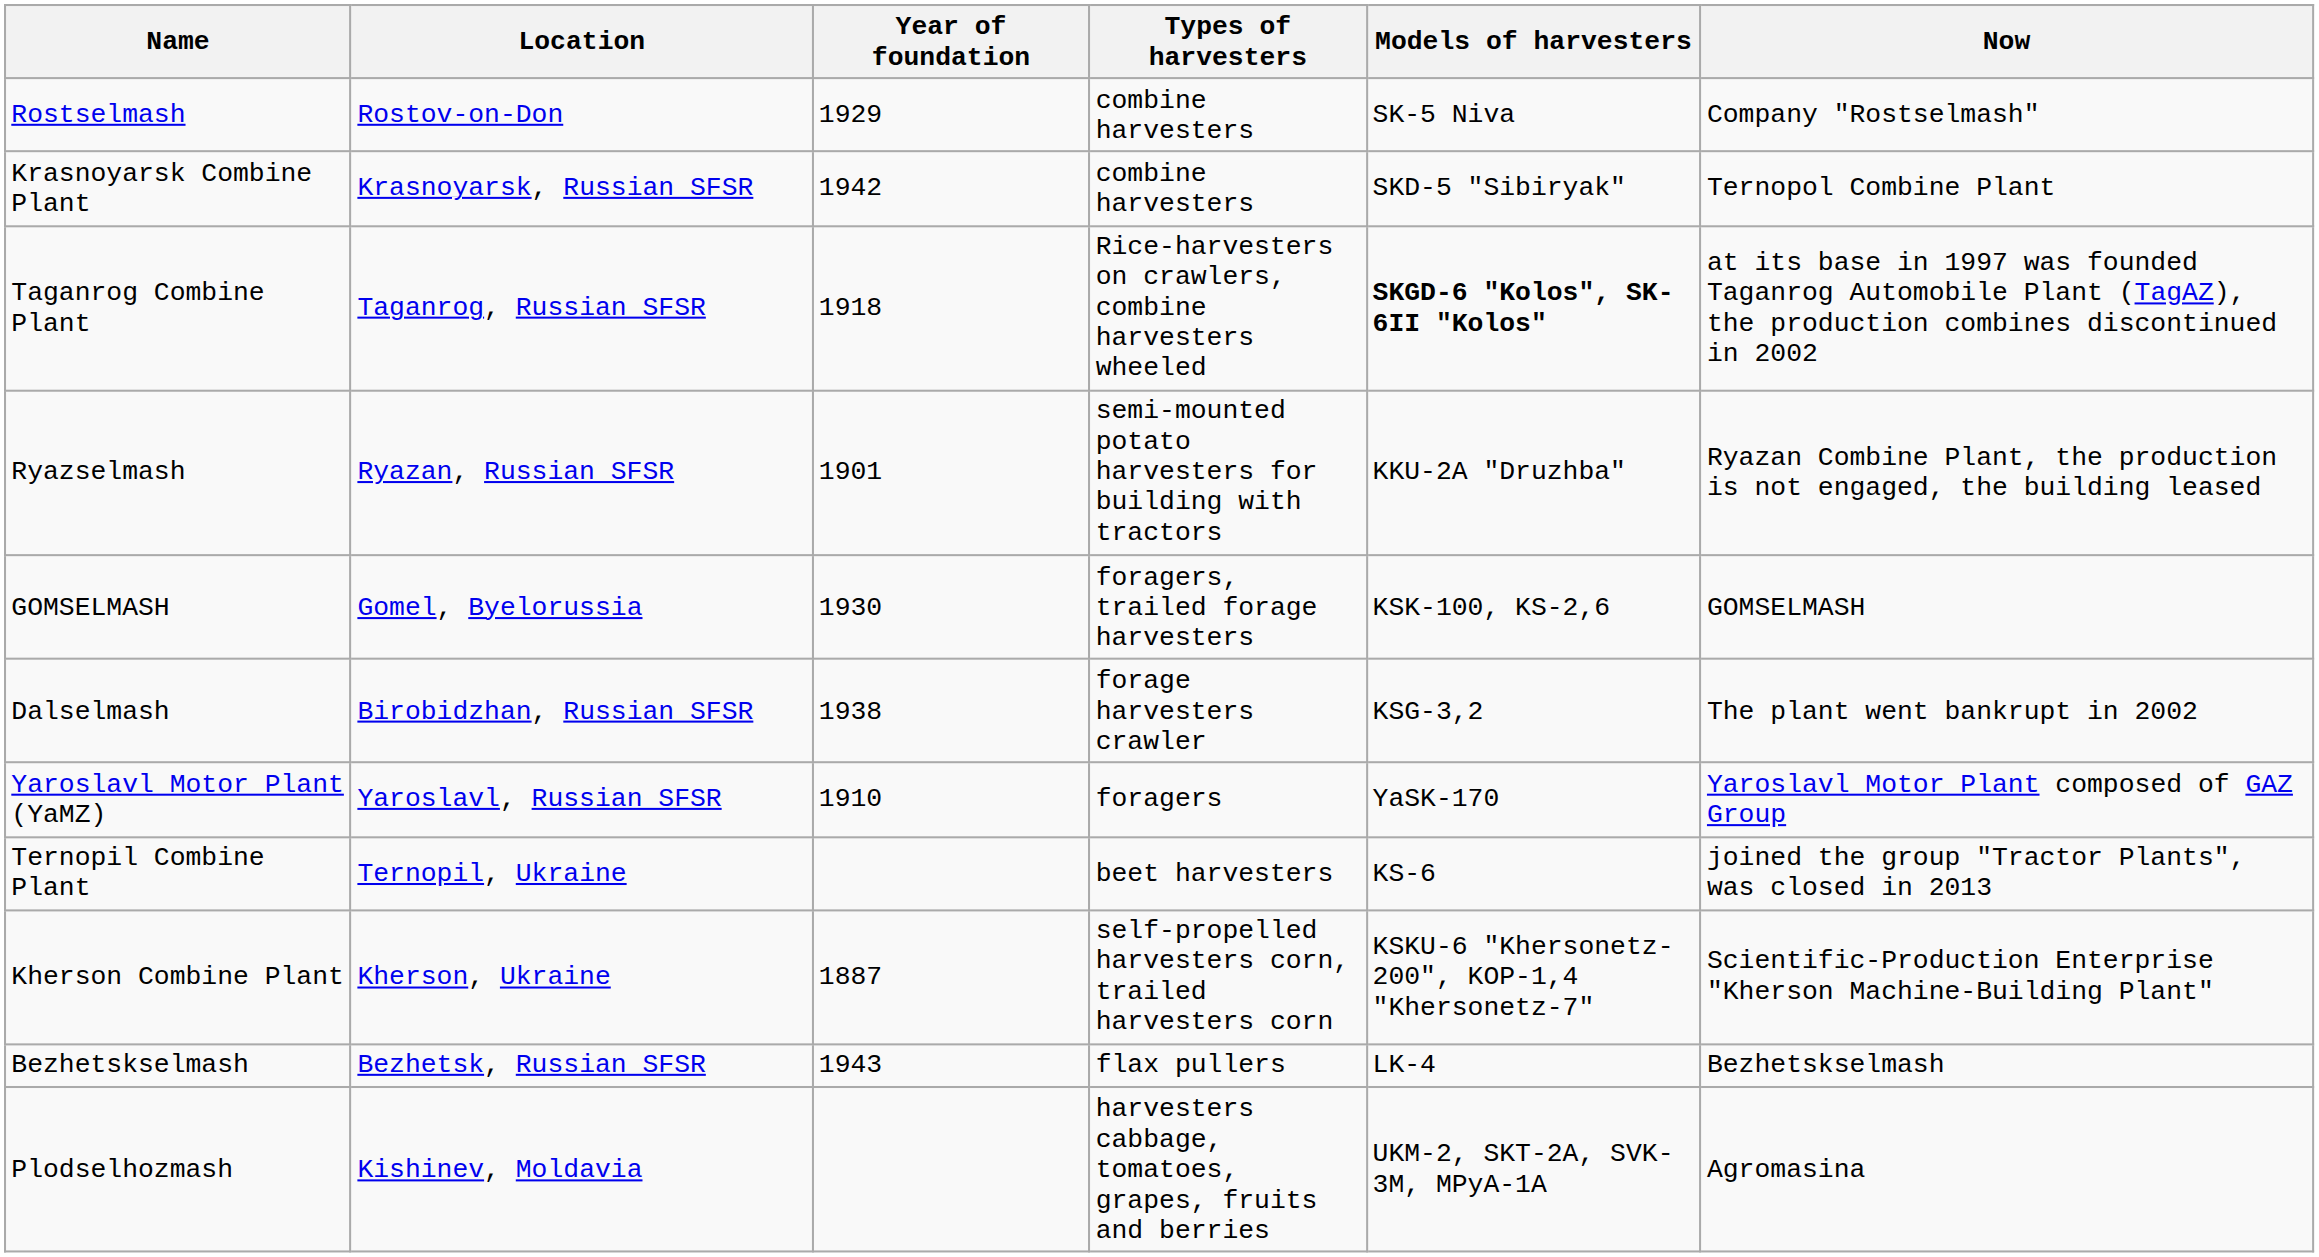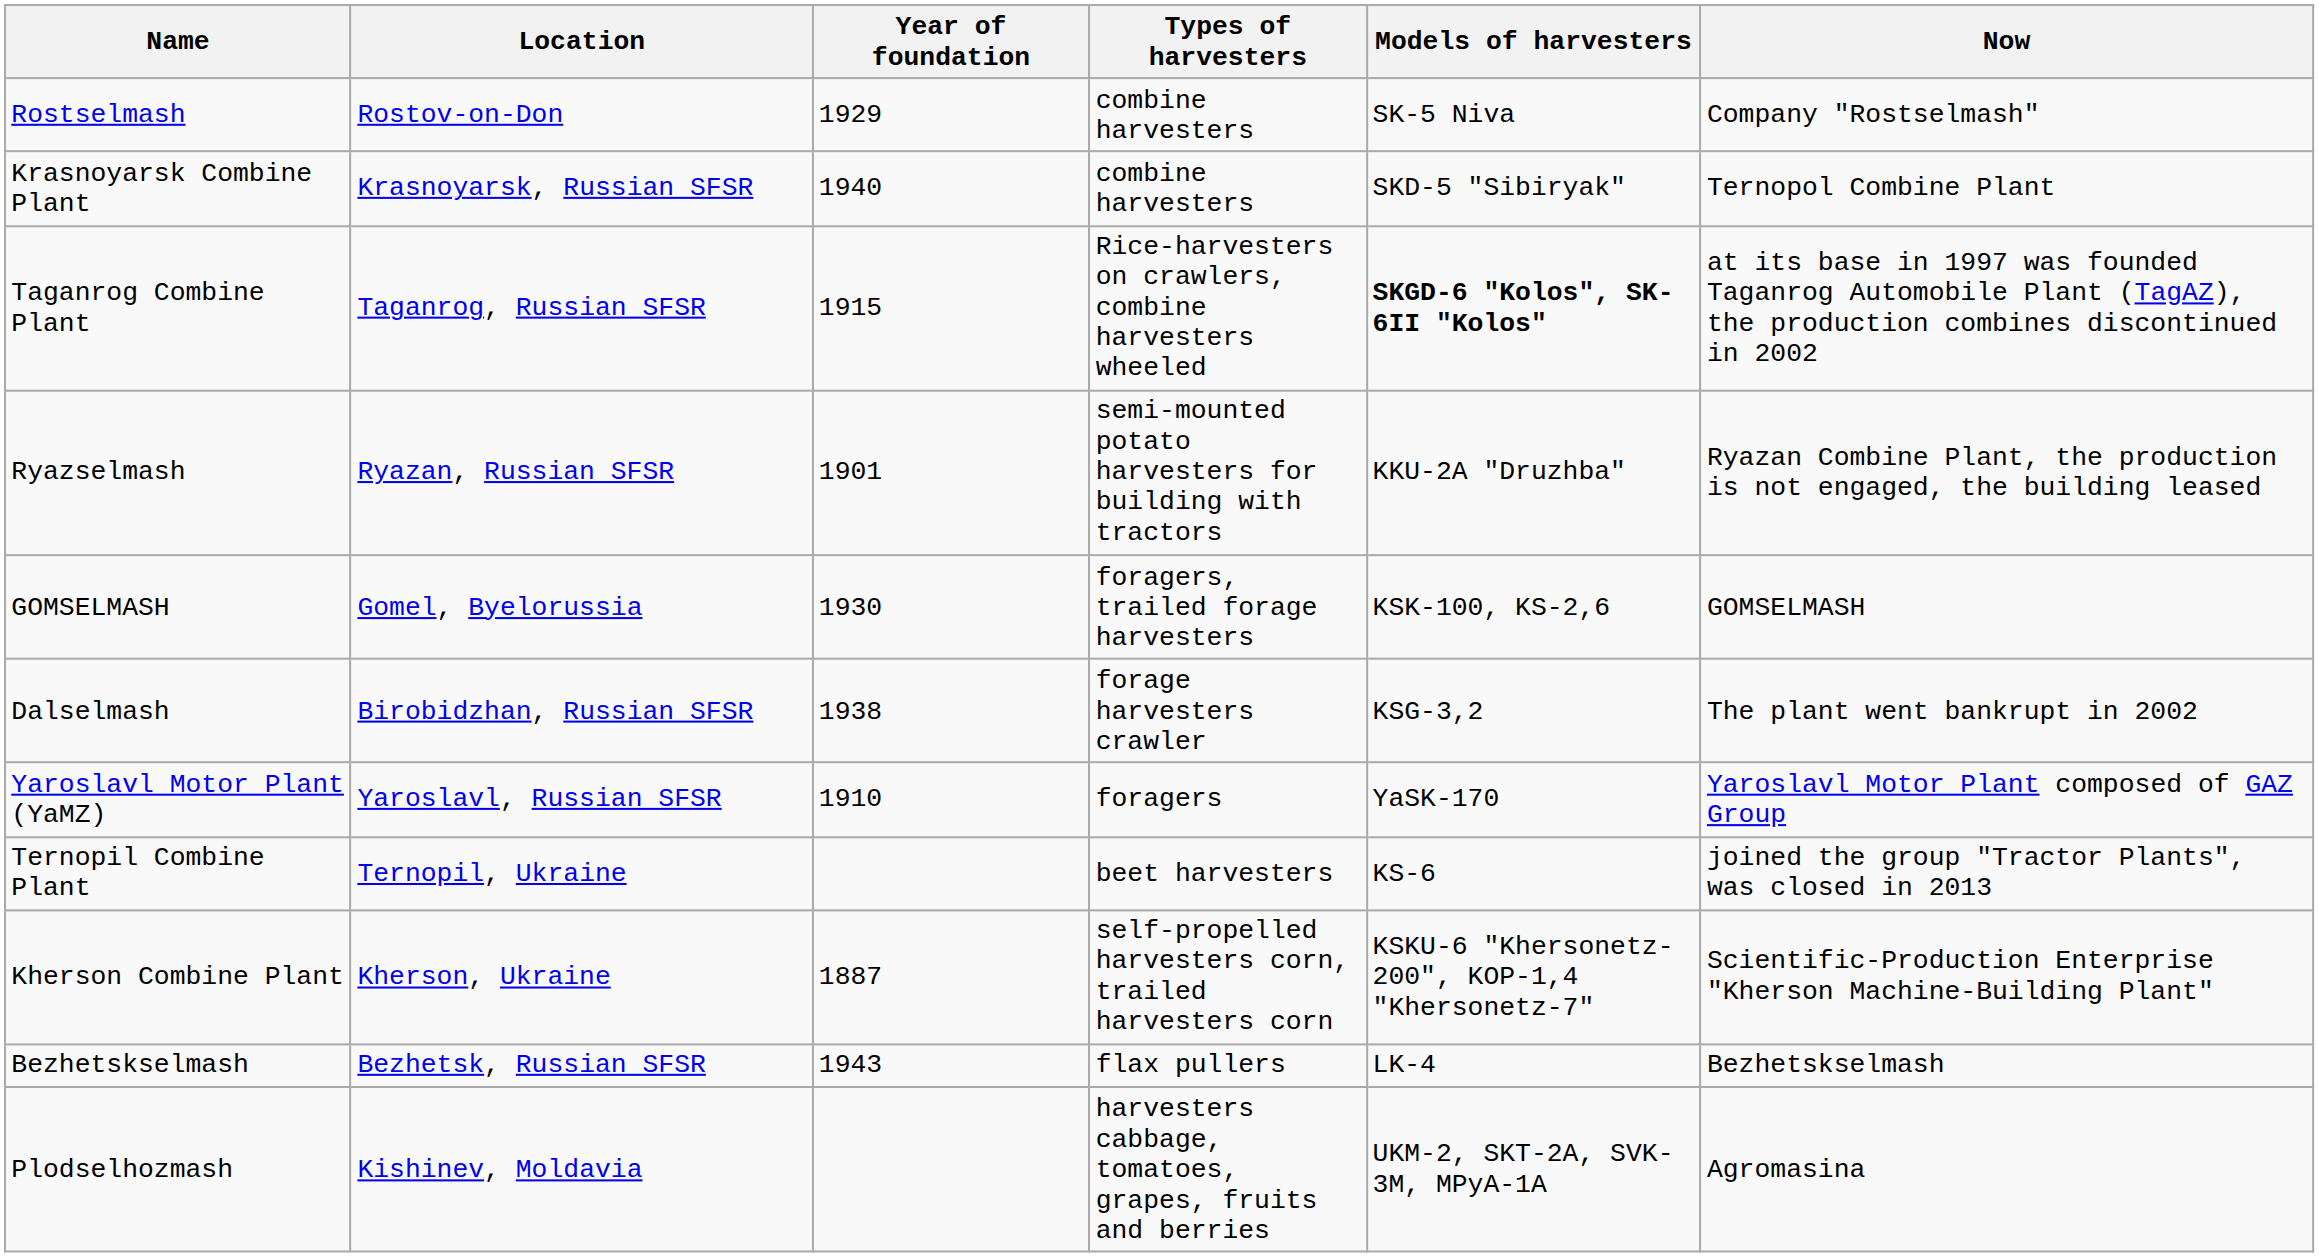(851, 189) 1942 -> (851, 189) 1940
(851, 308) 1918 -> (851, 308) 1915
